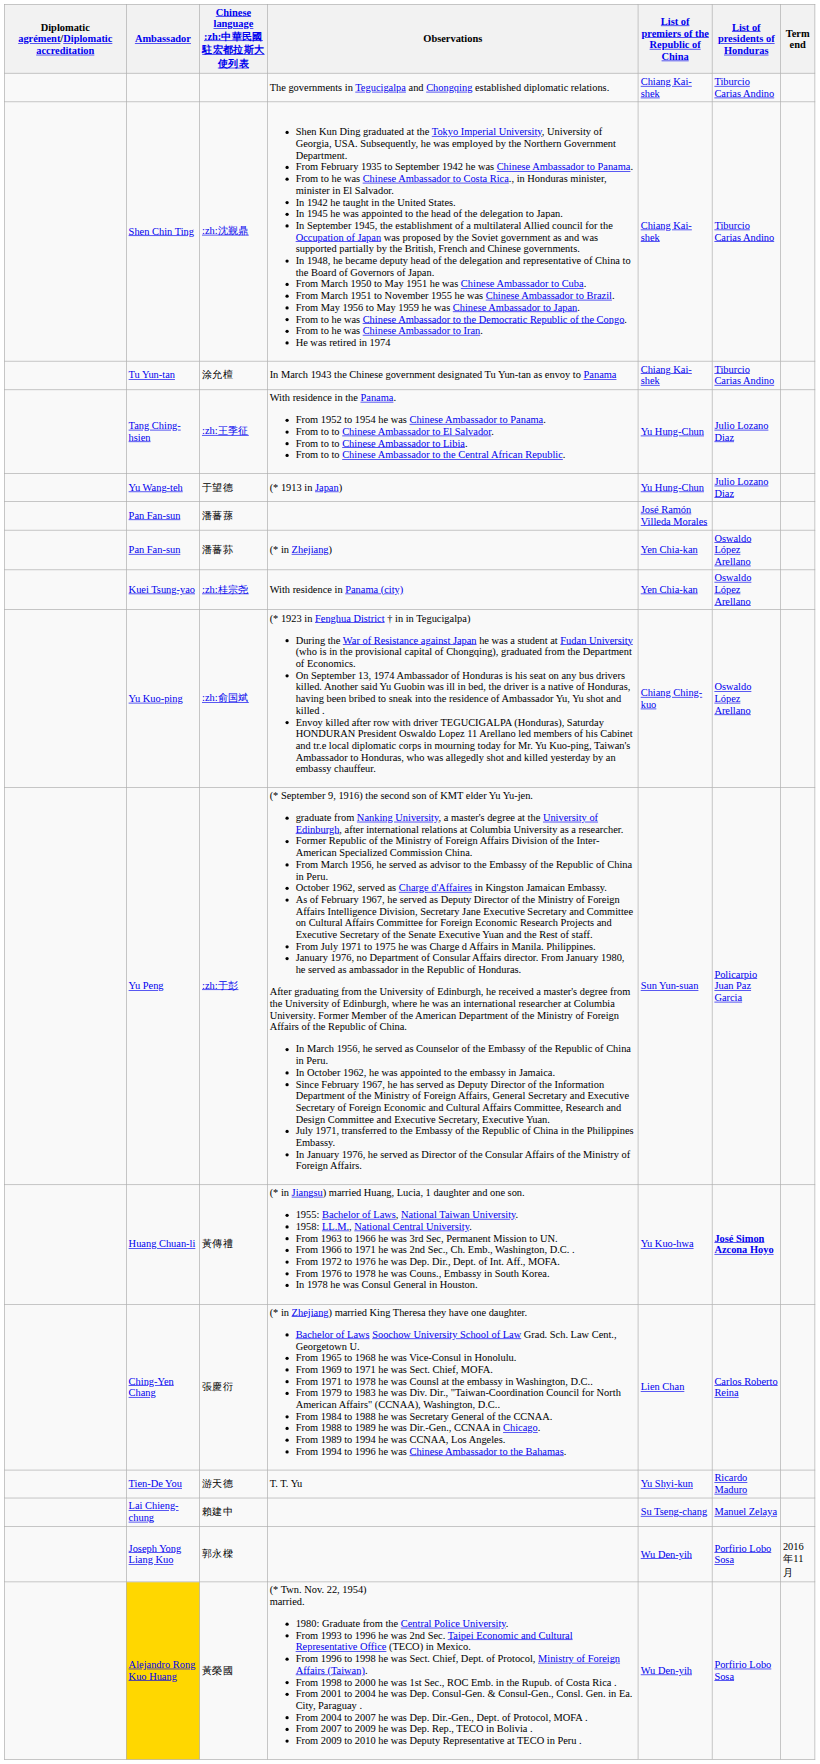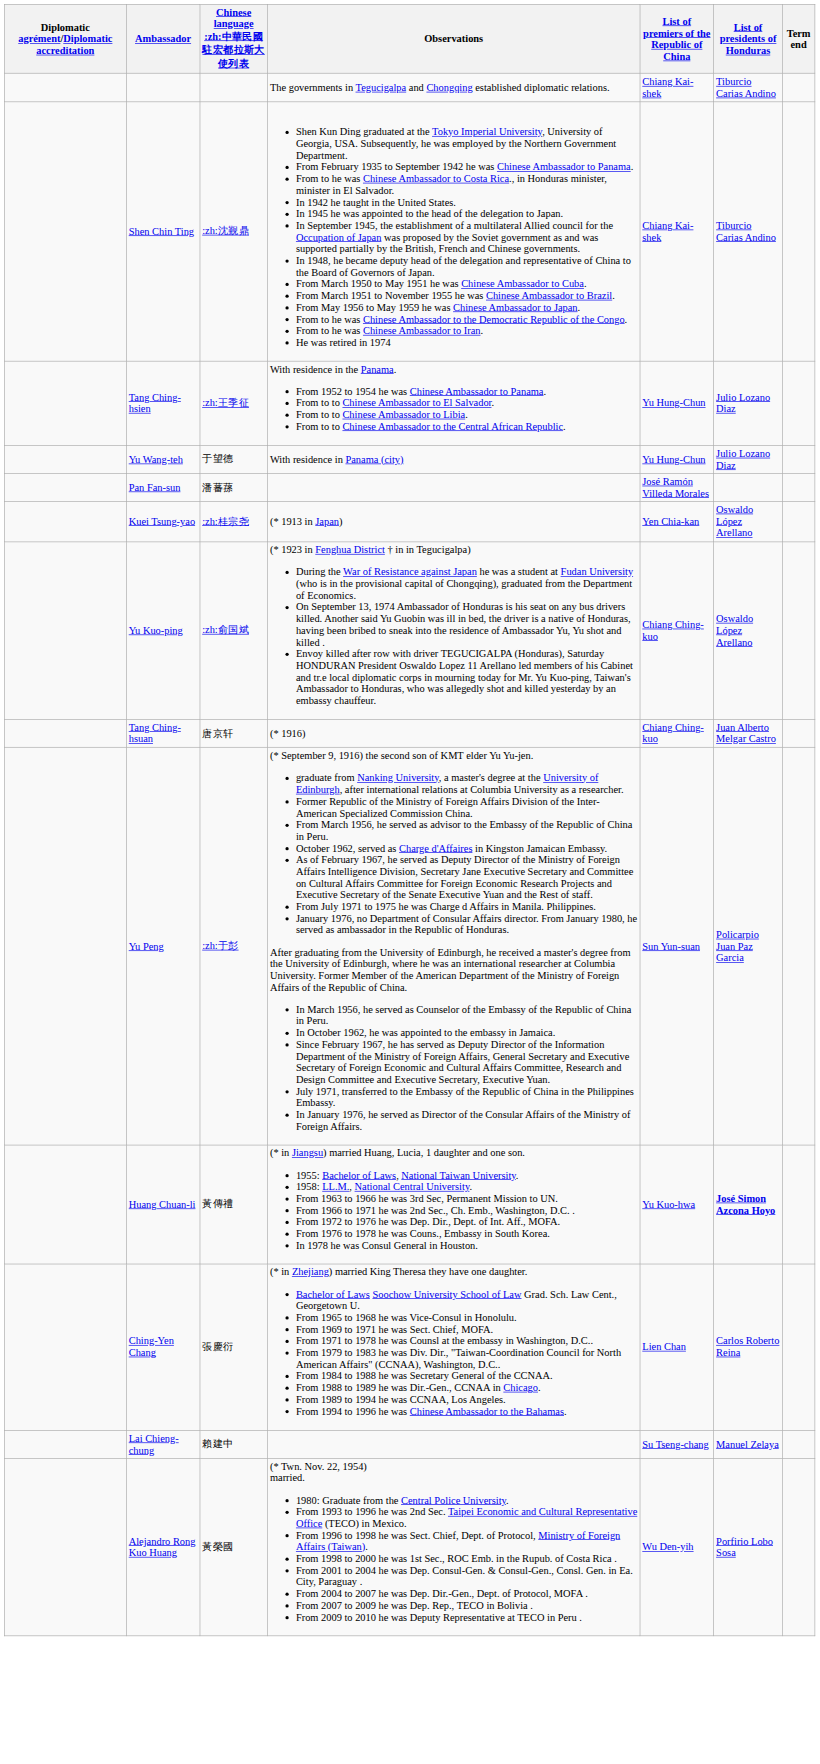- row: (218, 375)
(306, 487) (* 1913 in Japan) -> (337, 459) With residence in Panama (city)
- row: (218, 549)
(336, 589) With residence in Panama (city) -> (306, 521) (* 1913 in Japan)
+ row: (218, 733)
- row: (218, 1483)
- row: (218, 1553)
(162, 1670) gold background -> (162, 1547) no background
